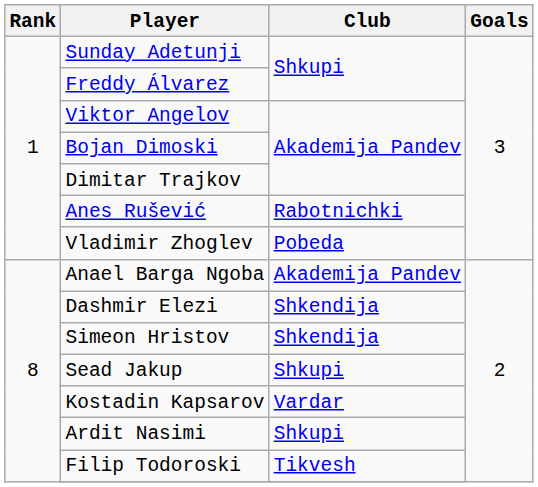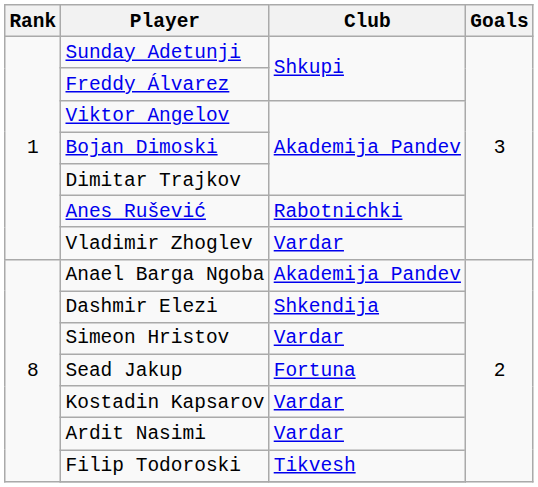(309, 243) Pobeda -> (309, 243) Vardar
(326, 338) Shkendija -> (309, 338) Vardar
(309, 370) Shkupi -> (315, 370) Fortuna
(309, 434) Shkupi -> (309, 434) Vardar
